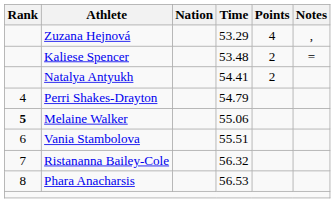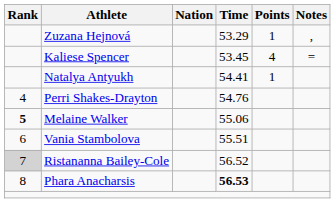(272, 35) 4 -> (272, 35) 1
(234, 56) 53.48 -> (234, 56) 53.45
(272, 56) 2 -> (272, 56) 4
(272, 77) 2 -> (272, 77) 1
(234, 98) 54.79 -> (234, 98) 54.76
(23, 160) no background -> (23, 160) lightgrey background
(234, 160) 56.32 -> (234, 160) 56.52
(234, 181) normal -> (234, 181) bold
